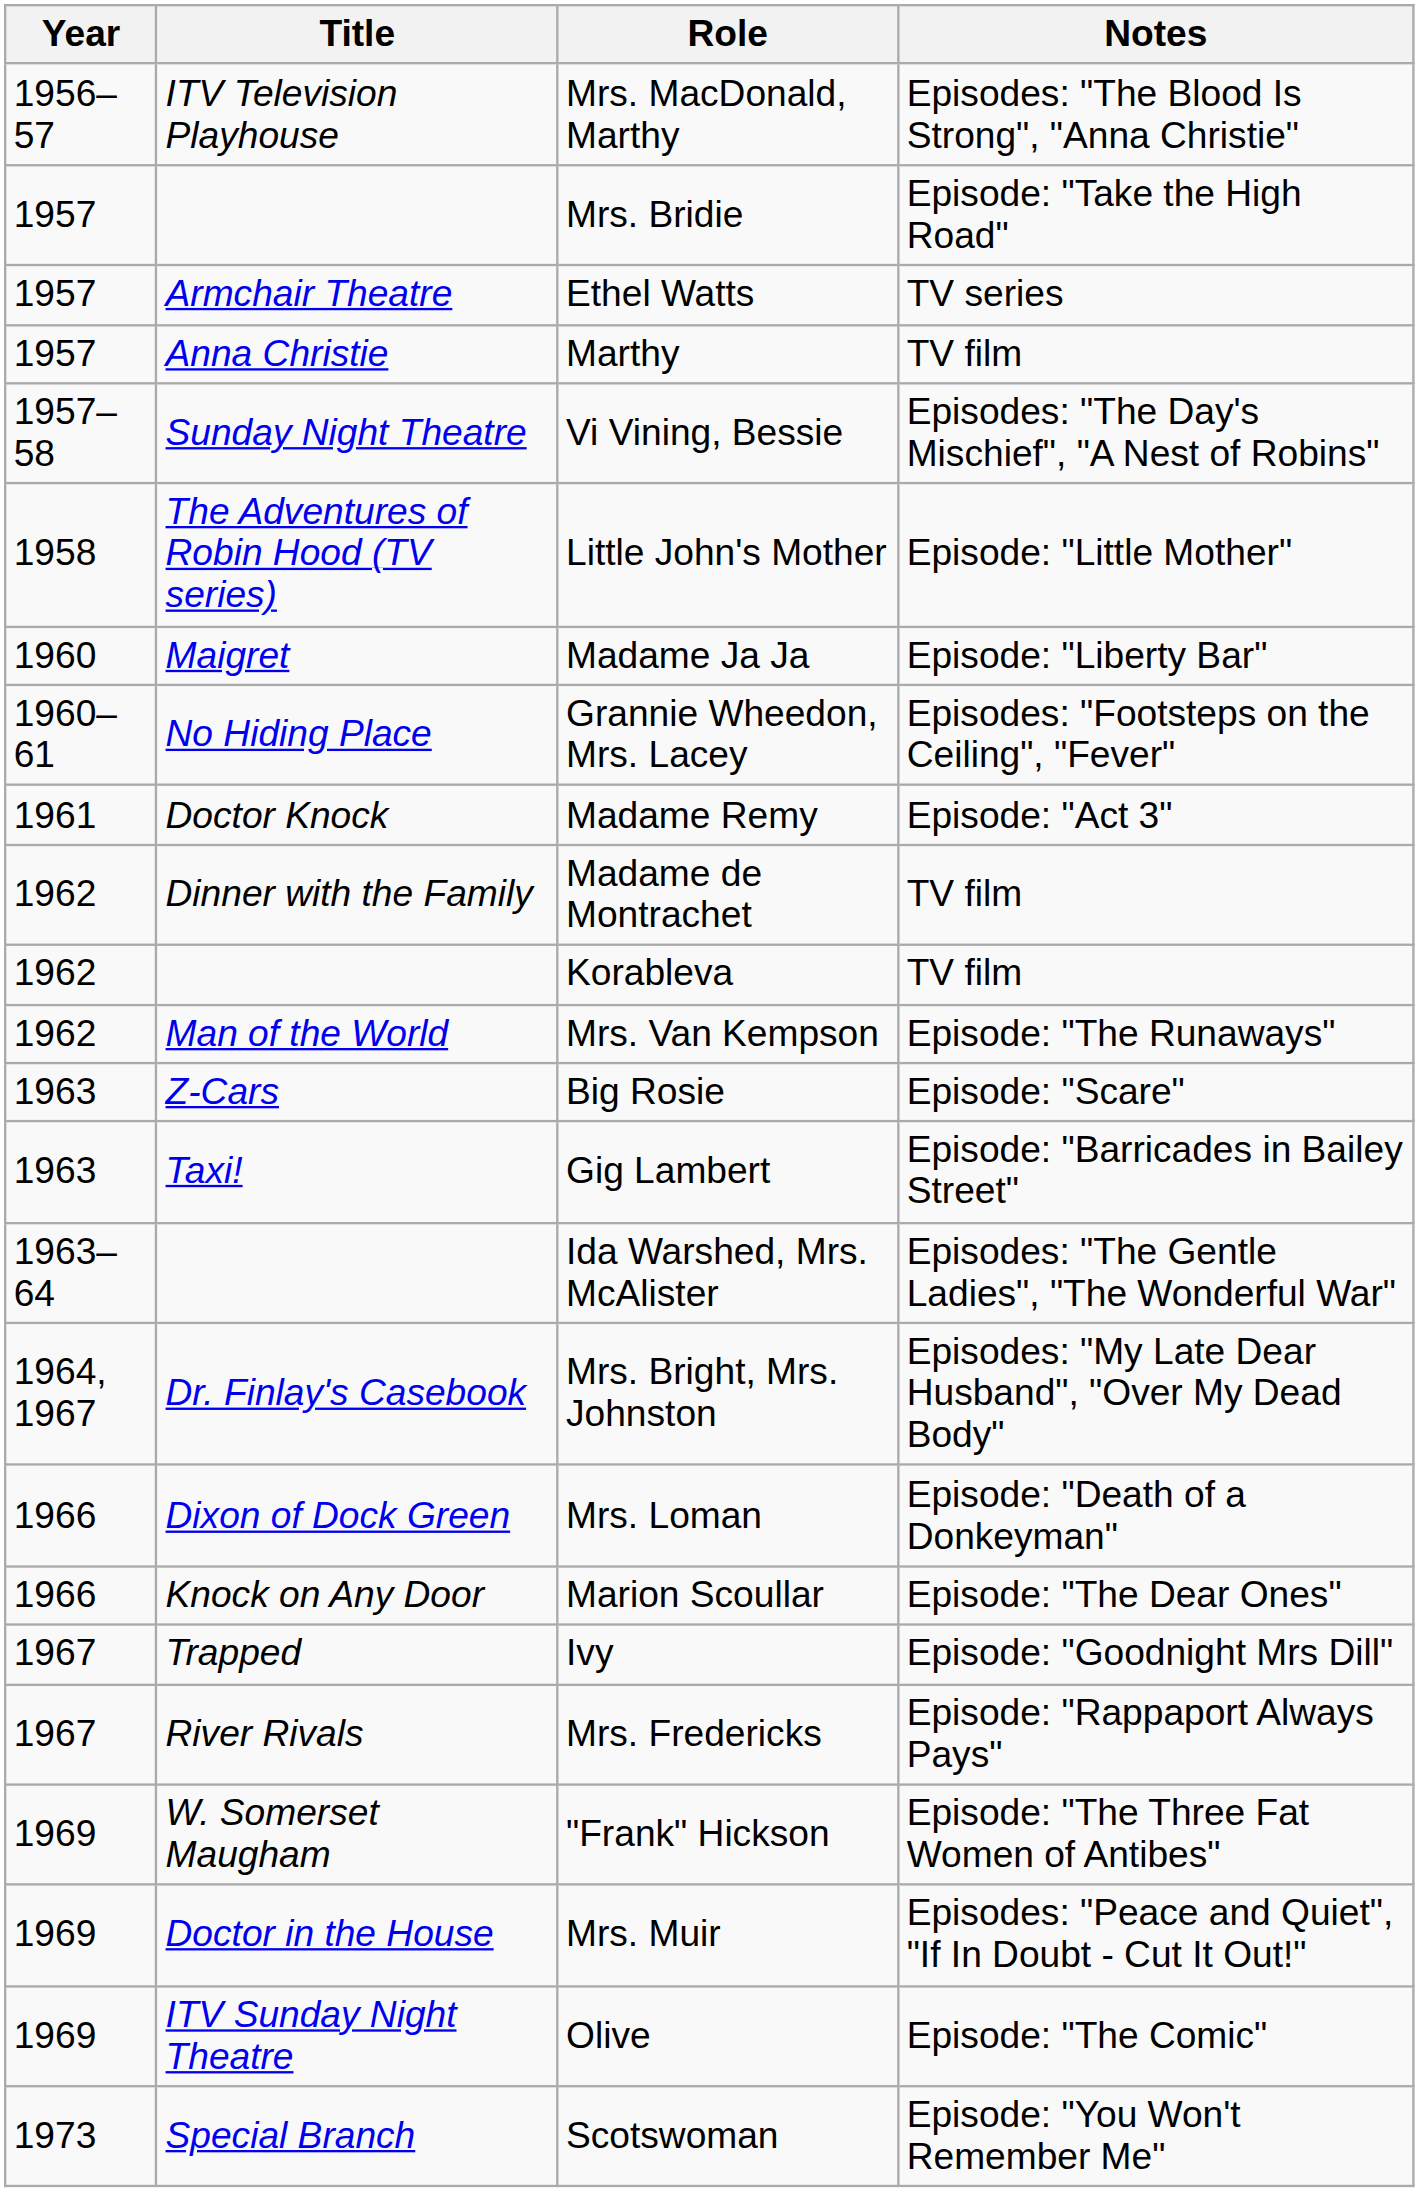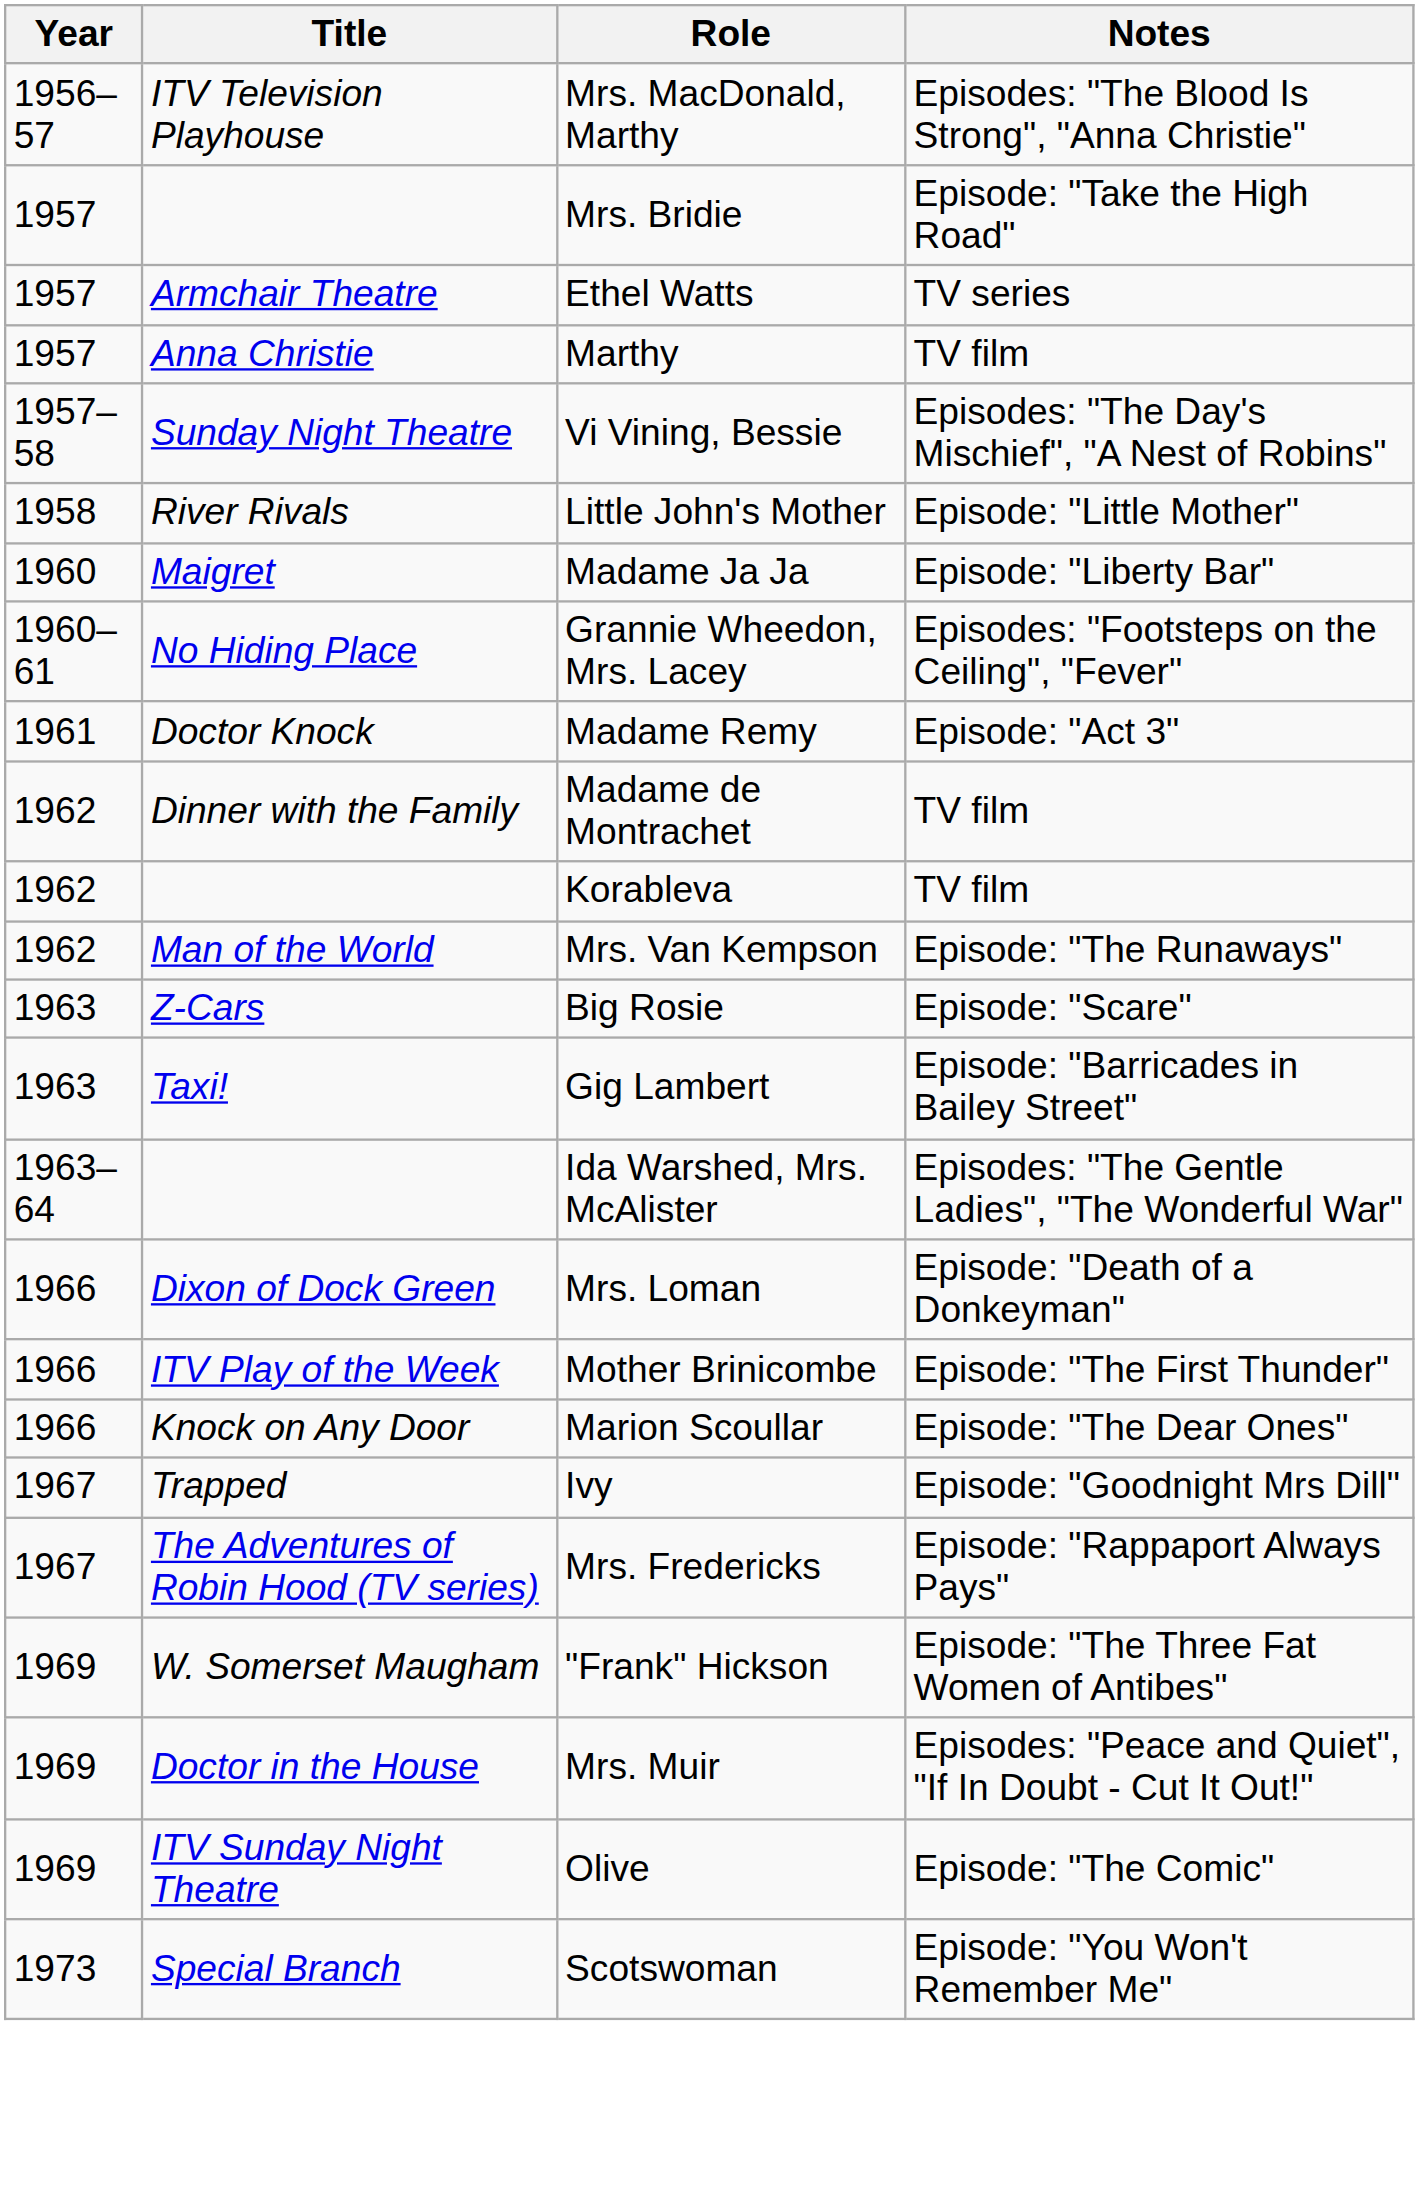(317, 554) The Adventures of Robin Hood (TV series) -> (250, 512) River Rivals
- row: (702, 1393)
+ row: (721, 1368)
(265, 1733) River Rivals -> (345, 1566) The Adventures of Robin Hood (TV series)
